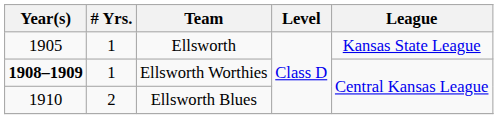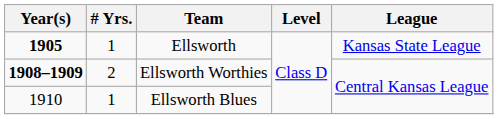(46, 45) normal -> (46, 45) bold
(111, 72) 1 -> (111, 72) 2
(111, 100) 2 -> (111, 100) 1
